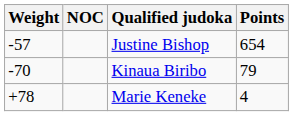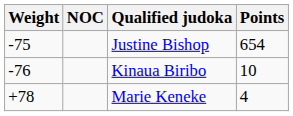(19, 44) -57 -> (19, 44) -75
(19, 70) -70 -> (19, 70) -76
(248, 70) 79 -> (248, 70) 10
